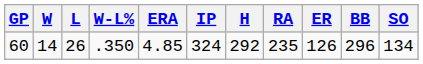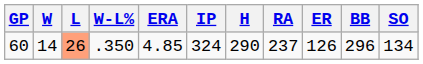(75, 46) no background -> (75, 46) lightsalmon background
(245, 46) 292 -> (245, 46) 290
(283, 46) 235 -> (283, 46) 237
